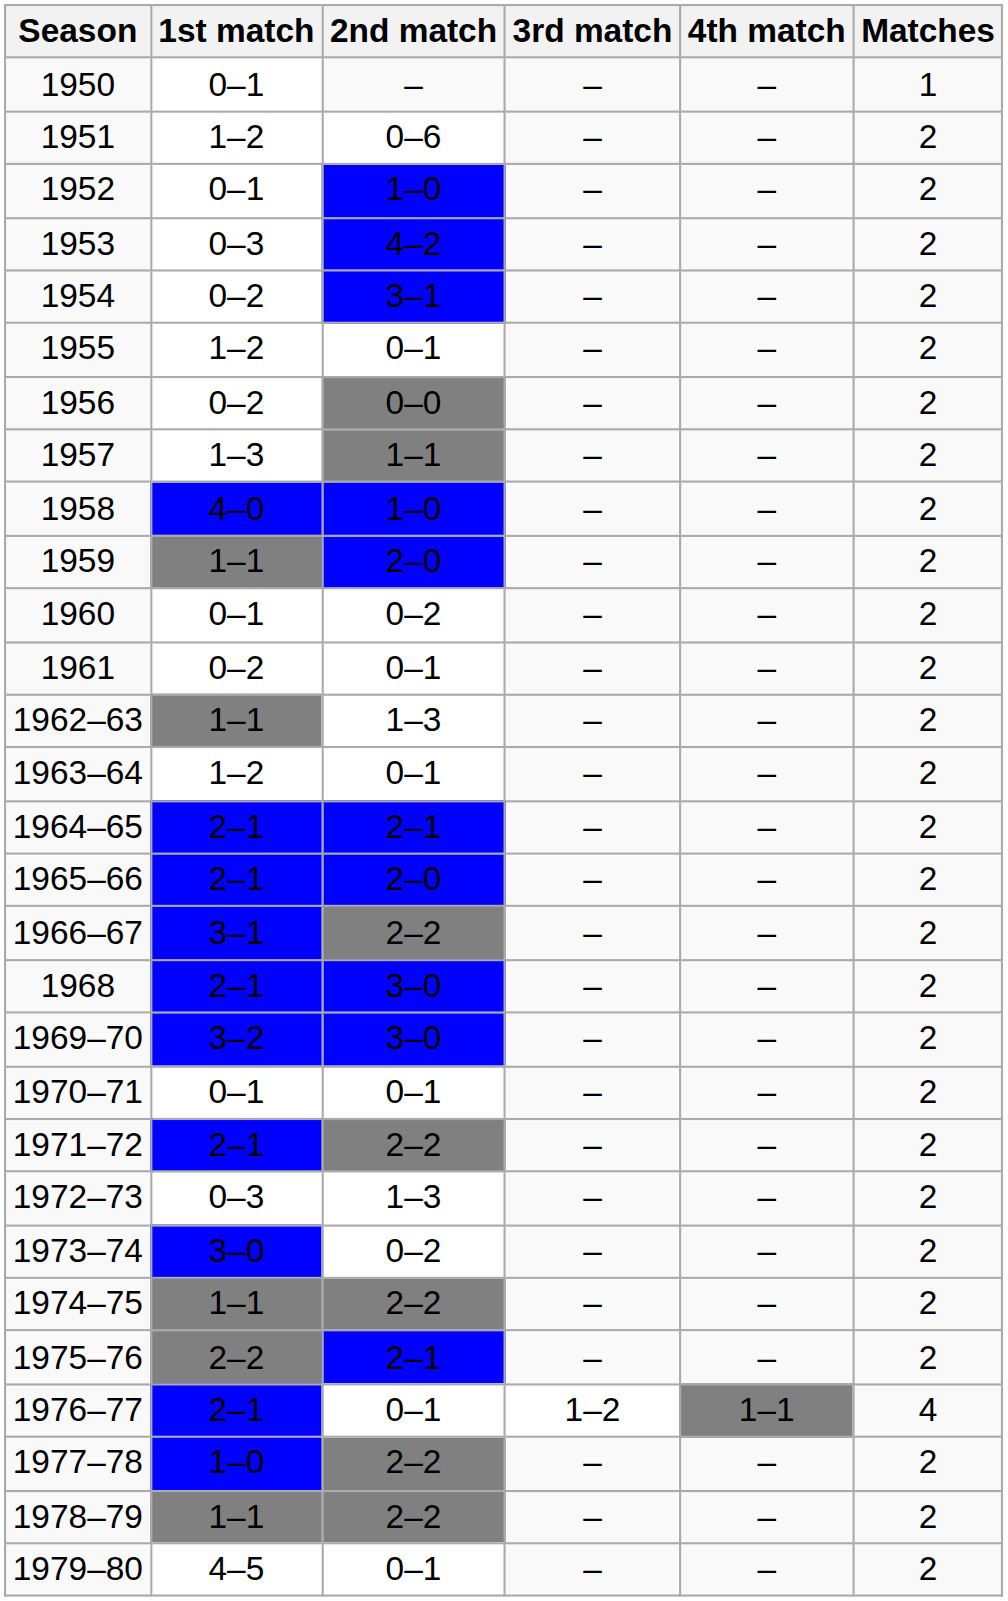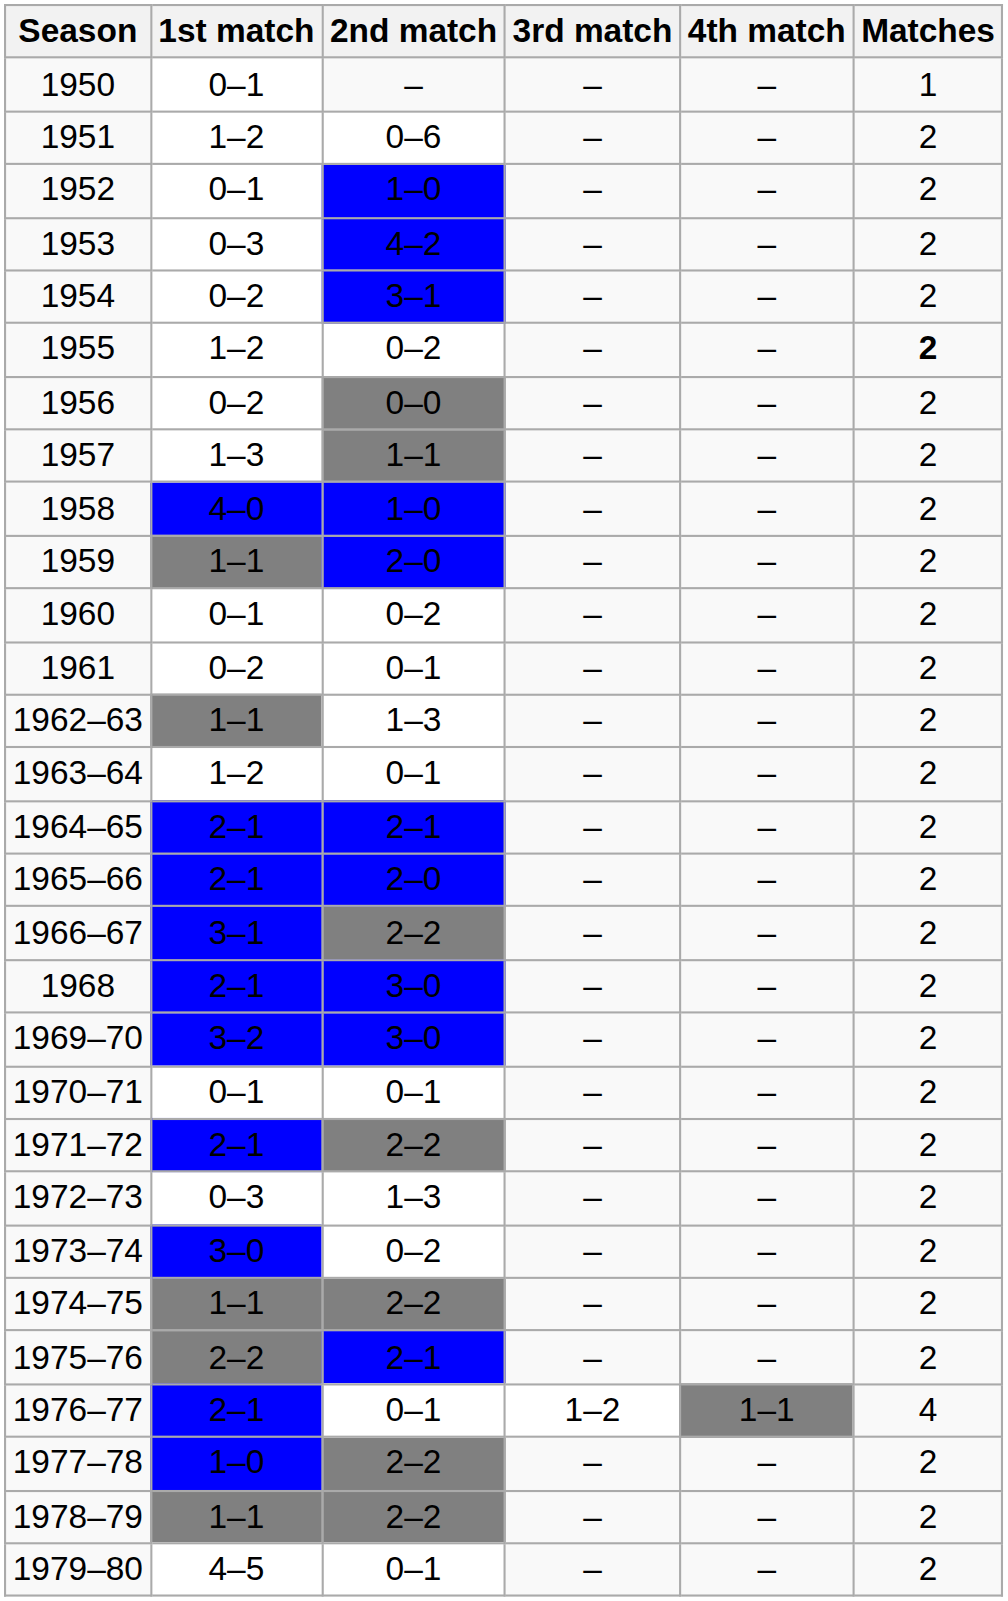(414, 349) 0–1 -> (414, 349) 0–2
(928, 349) normal -> (928, 349) bold
